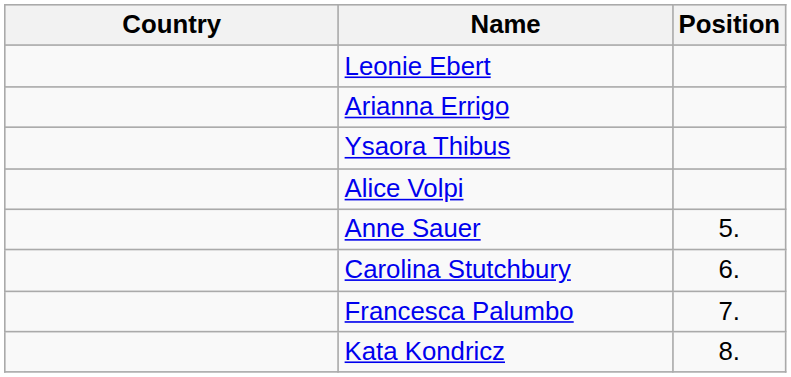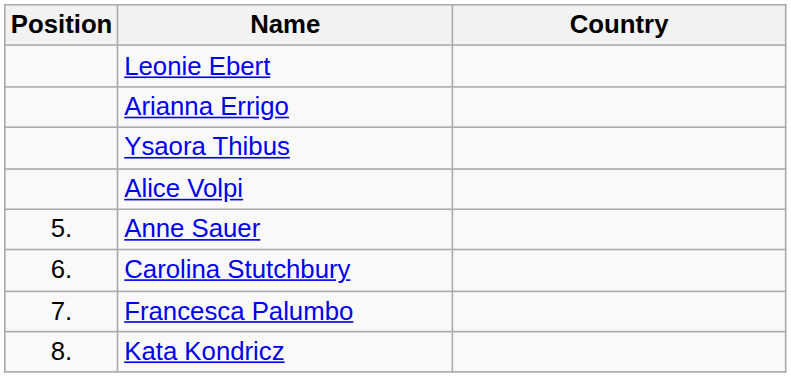columns swapped: (729, 24) <-> (172, 24)
